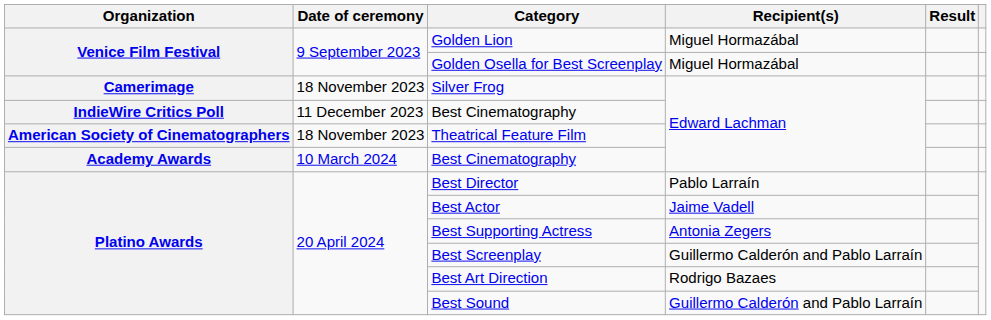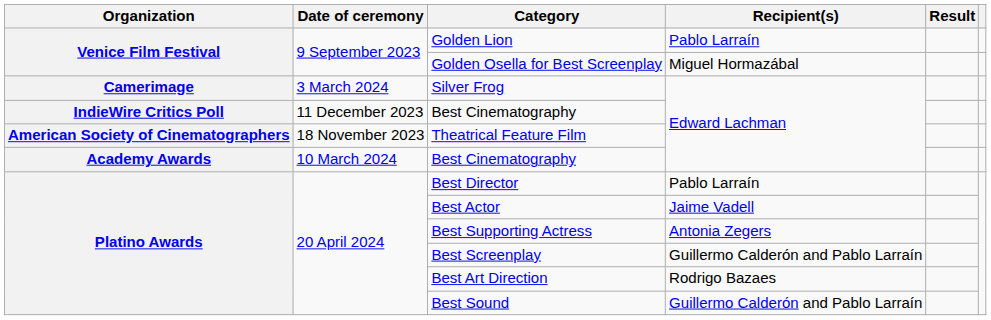(734, 40) Miguel Hormazábal -> (714, 40) Pablo Larraín
(360, 87) 18 November 2023 -> (343, 87) 3 March 2024
